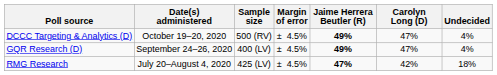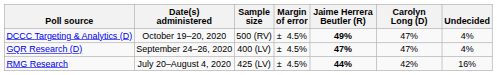(343, 50) 49% -> (343, 50) 47%
(343, 64) 47% -> (343, 64) 44%
(467, 64) 18% -> (467, 64) 16%
